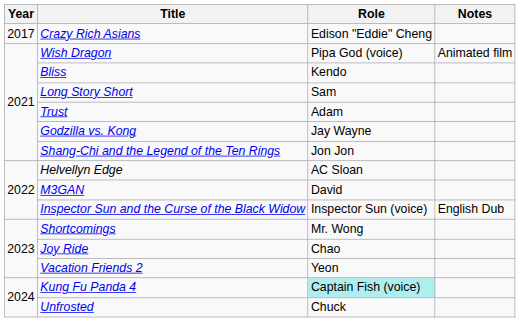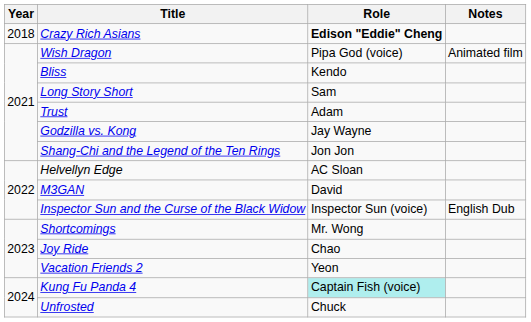(21, 33) 2017 -> (21, 33) 2018
(371, 33) normal -> (377, 33) bold
